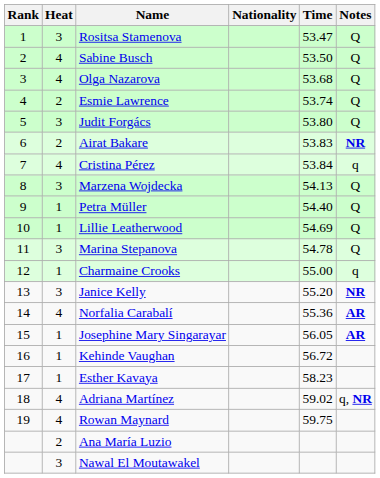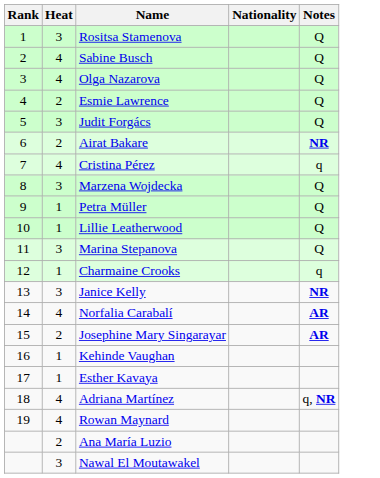- column: (318, 15)
(59, 334) 1 -> (59, 334) 2
